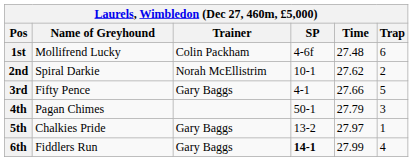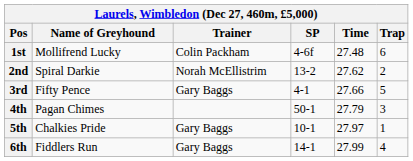(305, 71) 10-1 -> (305, 71) 13-2
(305, 128) 13-2 -> (305, 128) 10-1
(305, 147) bold -> (305, 147) normal
